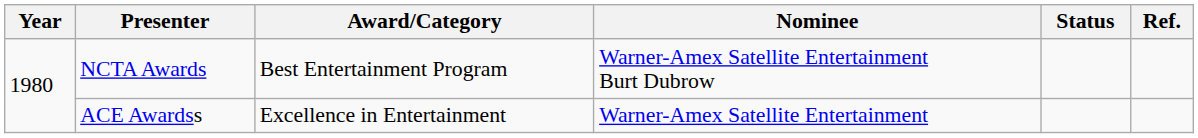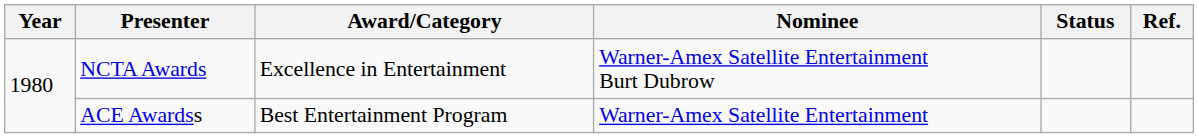(384, 68) Best Entertainment Program -> (383, 68) Excellence in Entertainment
(383, 115) Excellence in Entertainment -> (384, 115) Best Entertainment Program
